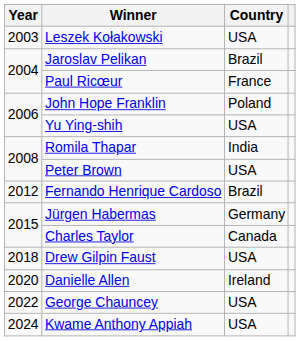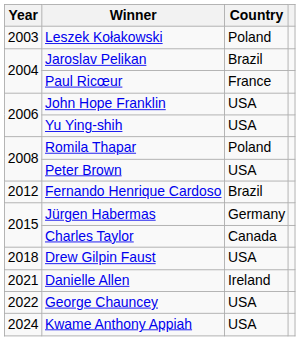(242, 37) USA -> (250, 37) Poland
(250, 103) Poland -> (242, 103) USA
(243, 147) India -> (250, 147) Poland
(23, 280) 2020 -> (23, 280) 2021
